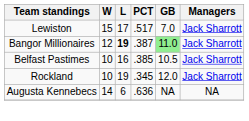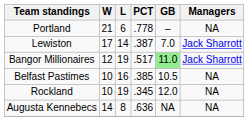+ row: (52, 28)
(107, 28) 15 -> (107, 44) 17
(123, 28) 17 -> (123, 44) 14
(143, 28) .517 -> (143, 44) .387
(123, 44) bold -> (123, 60) normal
(143, 44) .387 -> (143, 60) .517
(212, 60) Jack Sharrott -> (212, 76) NA
(212, 76) Jack Sharrott -> (212, 92) NA
(123, 92) 6 -> (123, 108) 8
